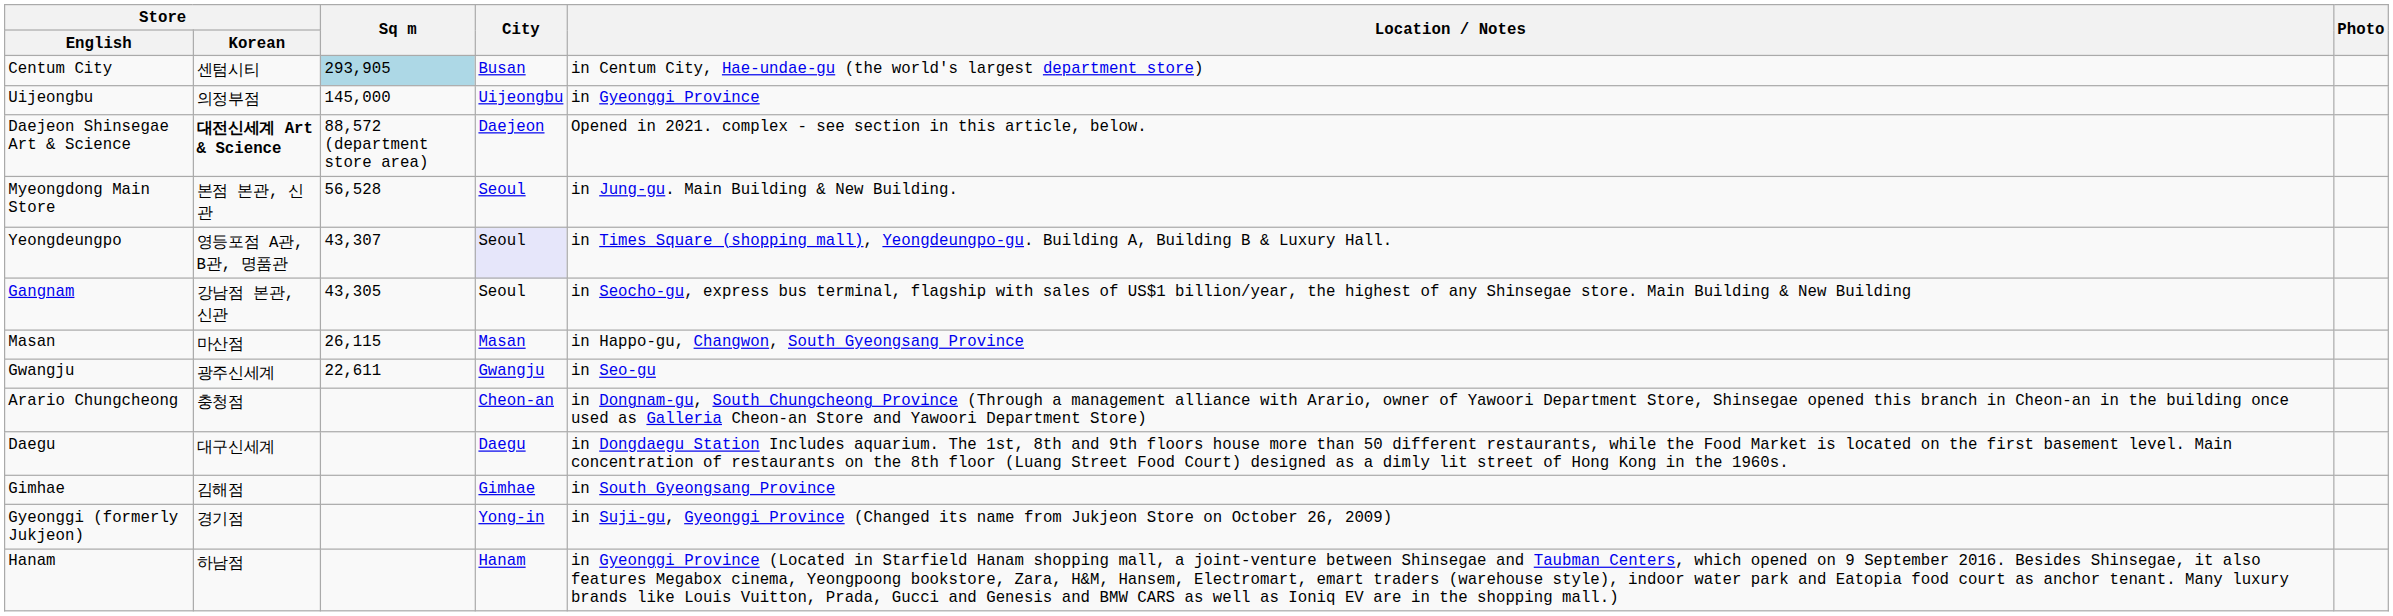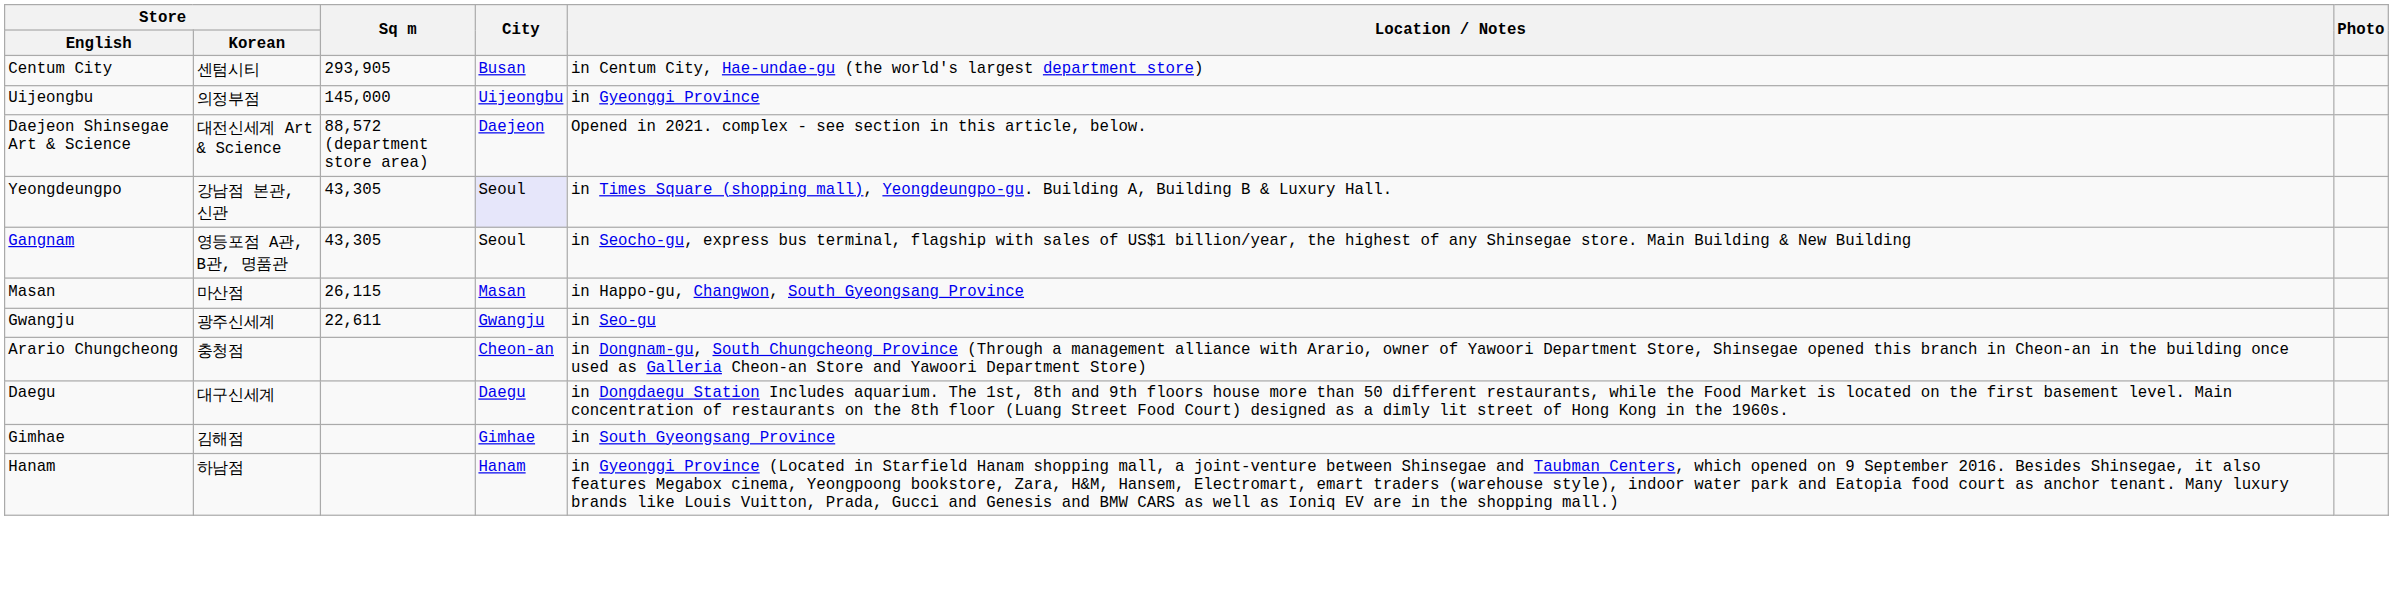(358, 69) lightblue background -> (358, 69) no background
(255, 139) bold -> (255, 139) normal
- row: (79, 198)
(250, 254) 영등포점 A관, B관, 명품관 -> (245, 202) 강남점 본관, 신관
(353, 240) 43,307 -> (353, 189) 43,305
(245, 305) 강남점 본관, 신관 -> (250, 254) 영등포점 A관, B관, 명품관
- row: (93, 527)
